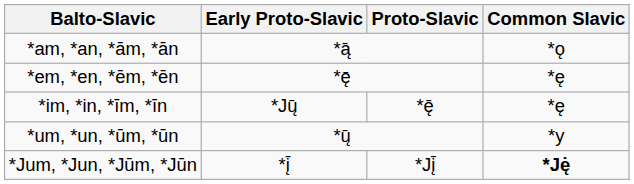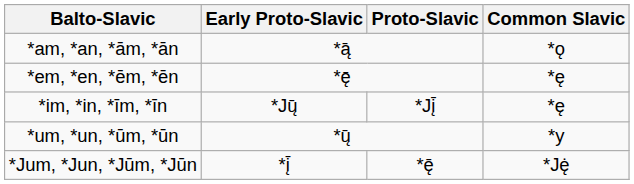(425, 106) *ę̄ -> (425, 106) *Jį̄
(425, 164) *Jį̄ -> (425, 164) *ę̄
(556, 164) bold -> (556, 164) normal
